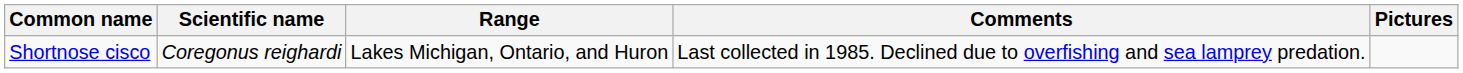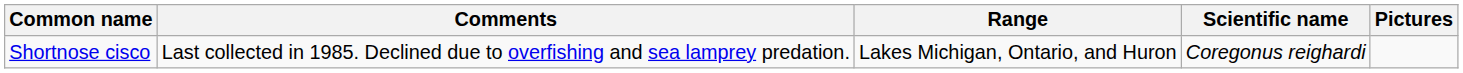columns swapped: (252, 20) <-> (1021, 20)
